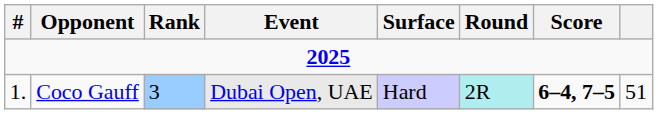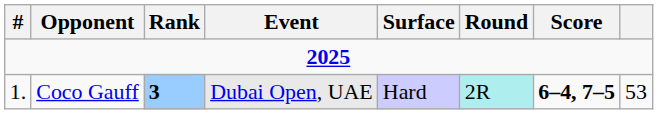(154, 91) normal -> (154, 91) bold
(636, 91) 51 -> (636, 91) 53
